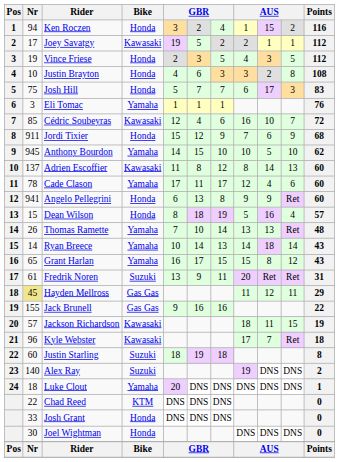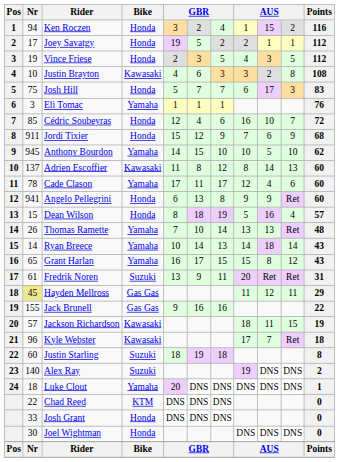(143, 43) Kawasaki -> (143, 43) Honda
(143, 74) Honda -> (143, 74) Kawasaki
(143, 121) Kawasaki -> (143, 121) Honda
